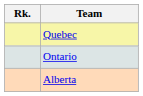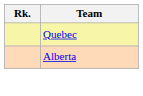- row: (60, 57)
